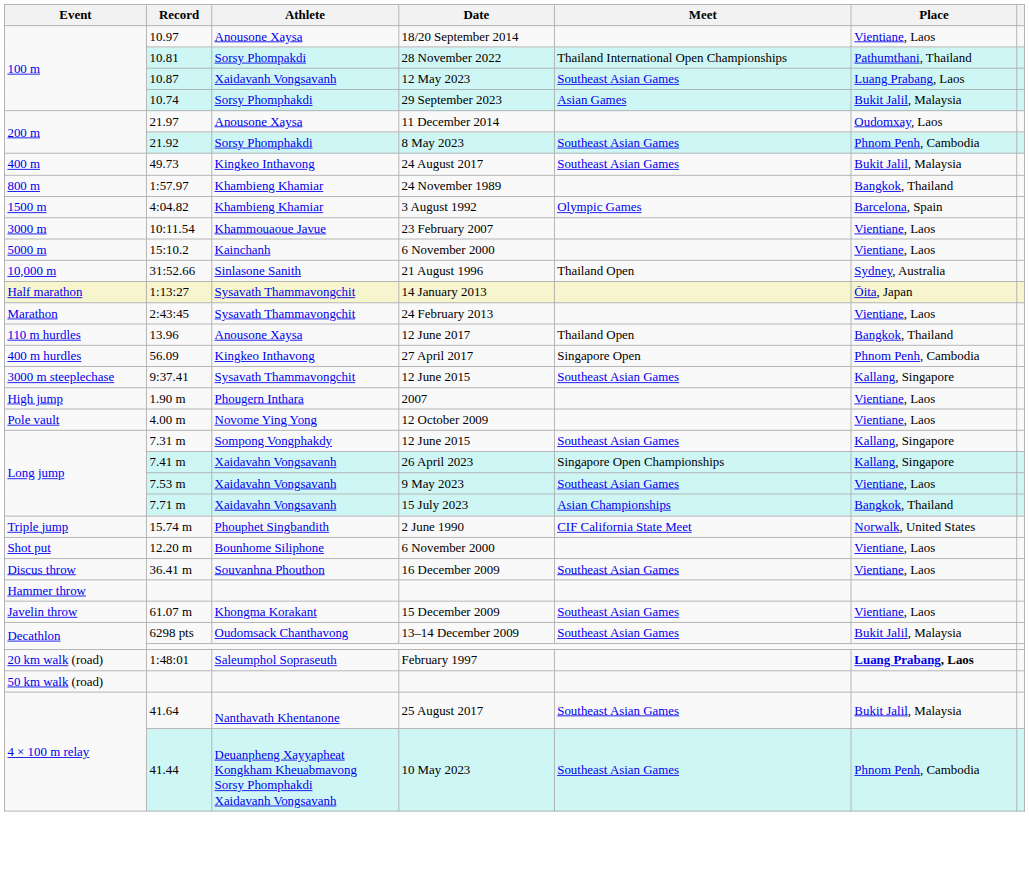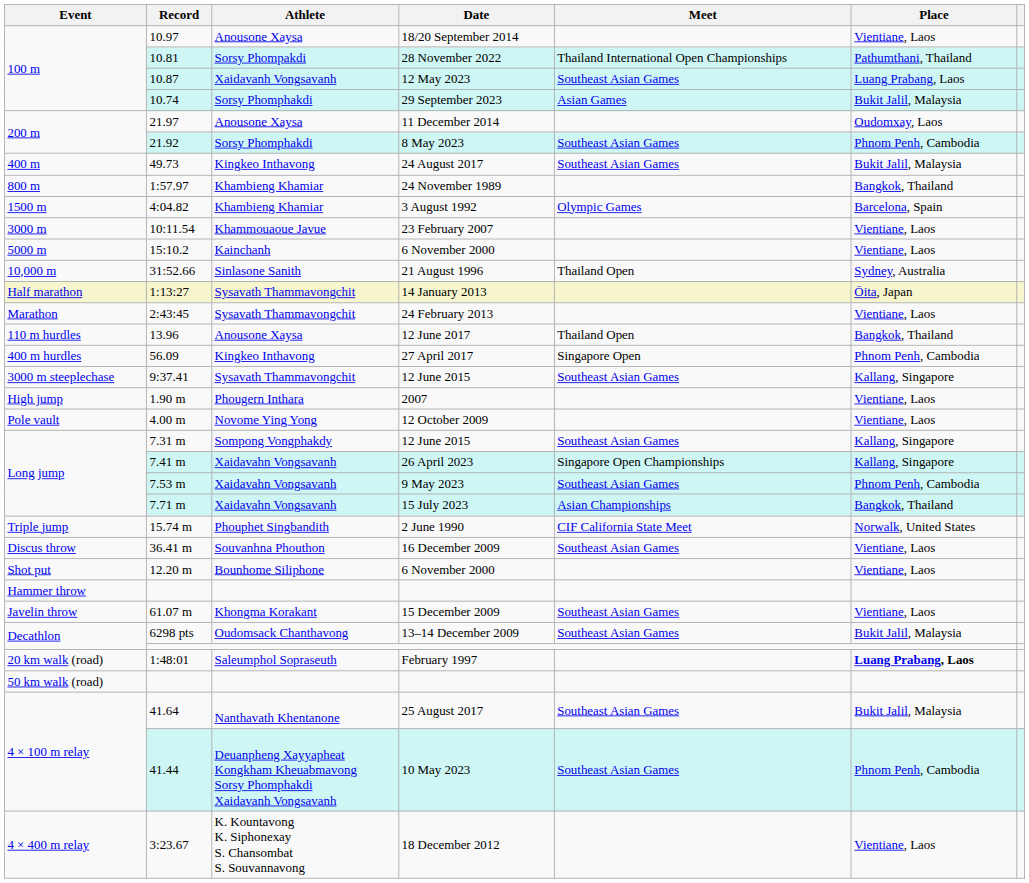(895, 484) Vientiane, Laos -> (917, 484) Phnom Penh, Cambodia
rows swapped: (29, 547) <-> (42, 569)
+ row: (48, 845)
